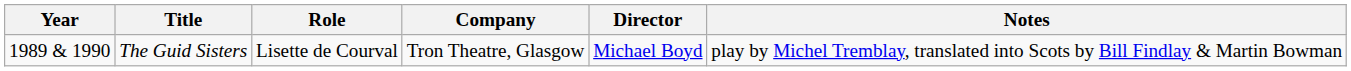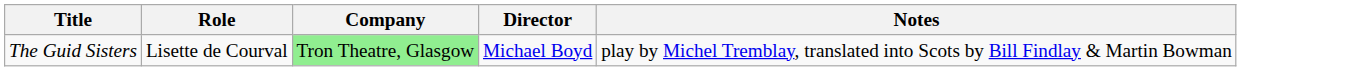- column: (60, 19)
(496, 50) no background -> (385, 50) lightgreen background
